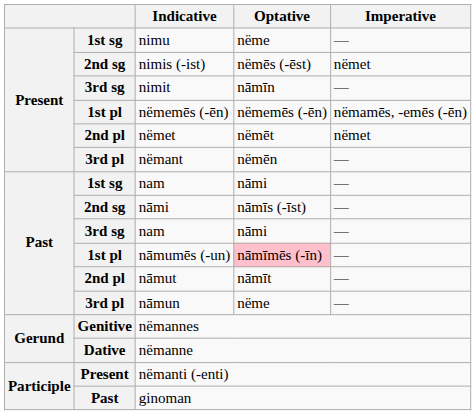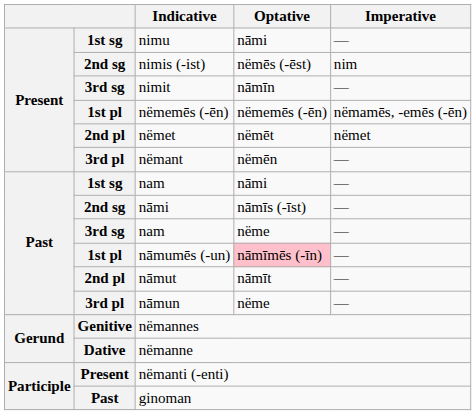(253, 40) nëme -> (252, 40) nāmi
(352, 64) nëmet -> (346, 64) nim
(252, 231) nāmi -> (253, 231) nëme
